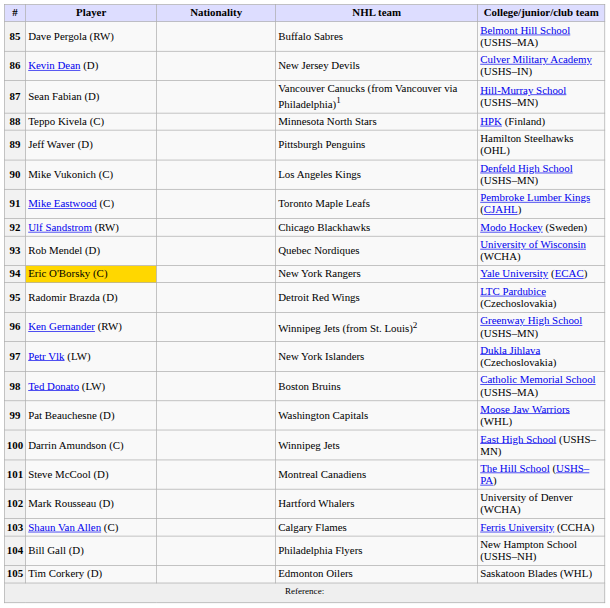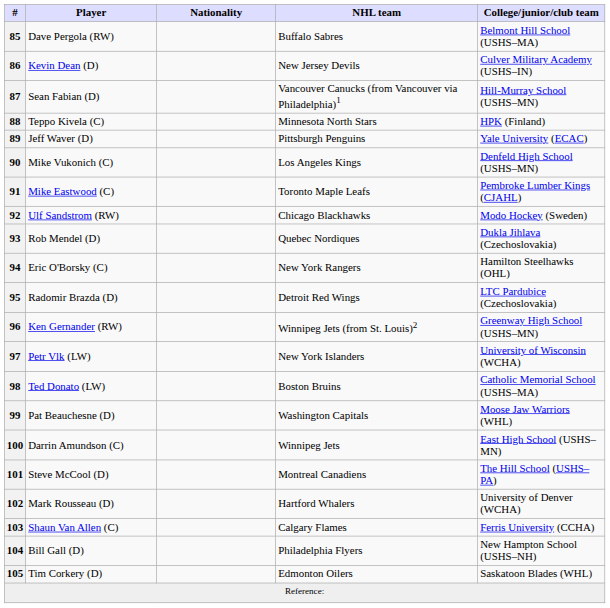(527, 145) Hamilton Steelhawks (OHL) -> (534, 139) Yale University (ECAC)
(533, 250) University of Wisconsin (WCHA) -> (518, 238) Dukla Jihlava (Czechoslovakia)
(68, 274) gold background -> (68, 268) no background
(534, 274) Yale University (ECAC) -> (527, 268) Hamilton Steelhawks (OHL)
(518, 356) Dukla Jihlava (Czechoslovakia) -> (533, 356) University of Wisconsin (WCHA)
